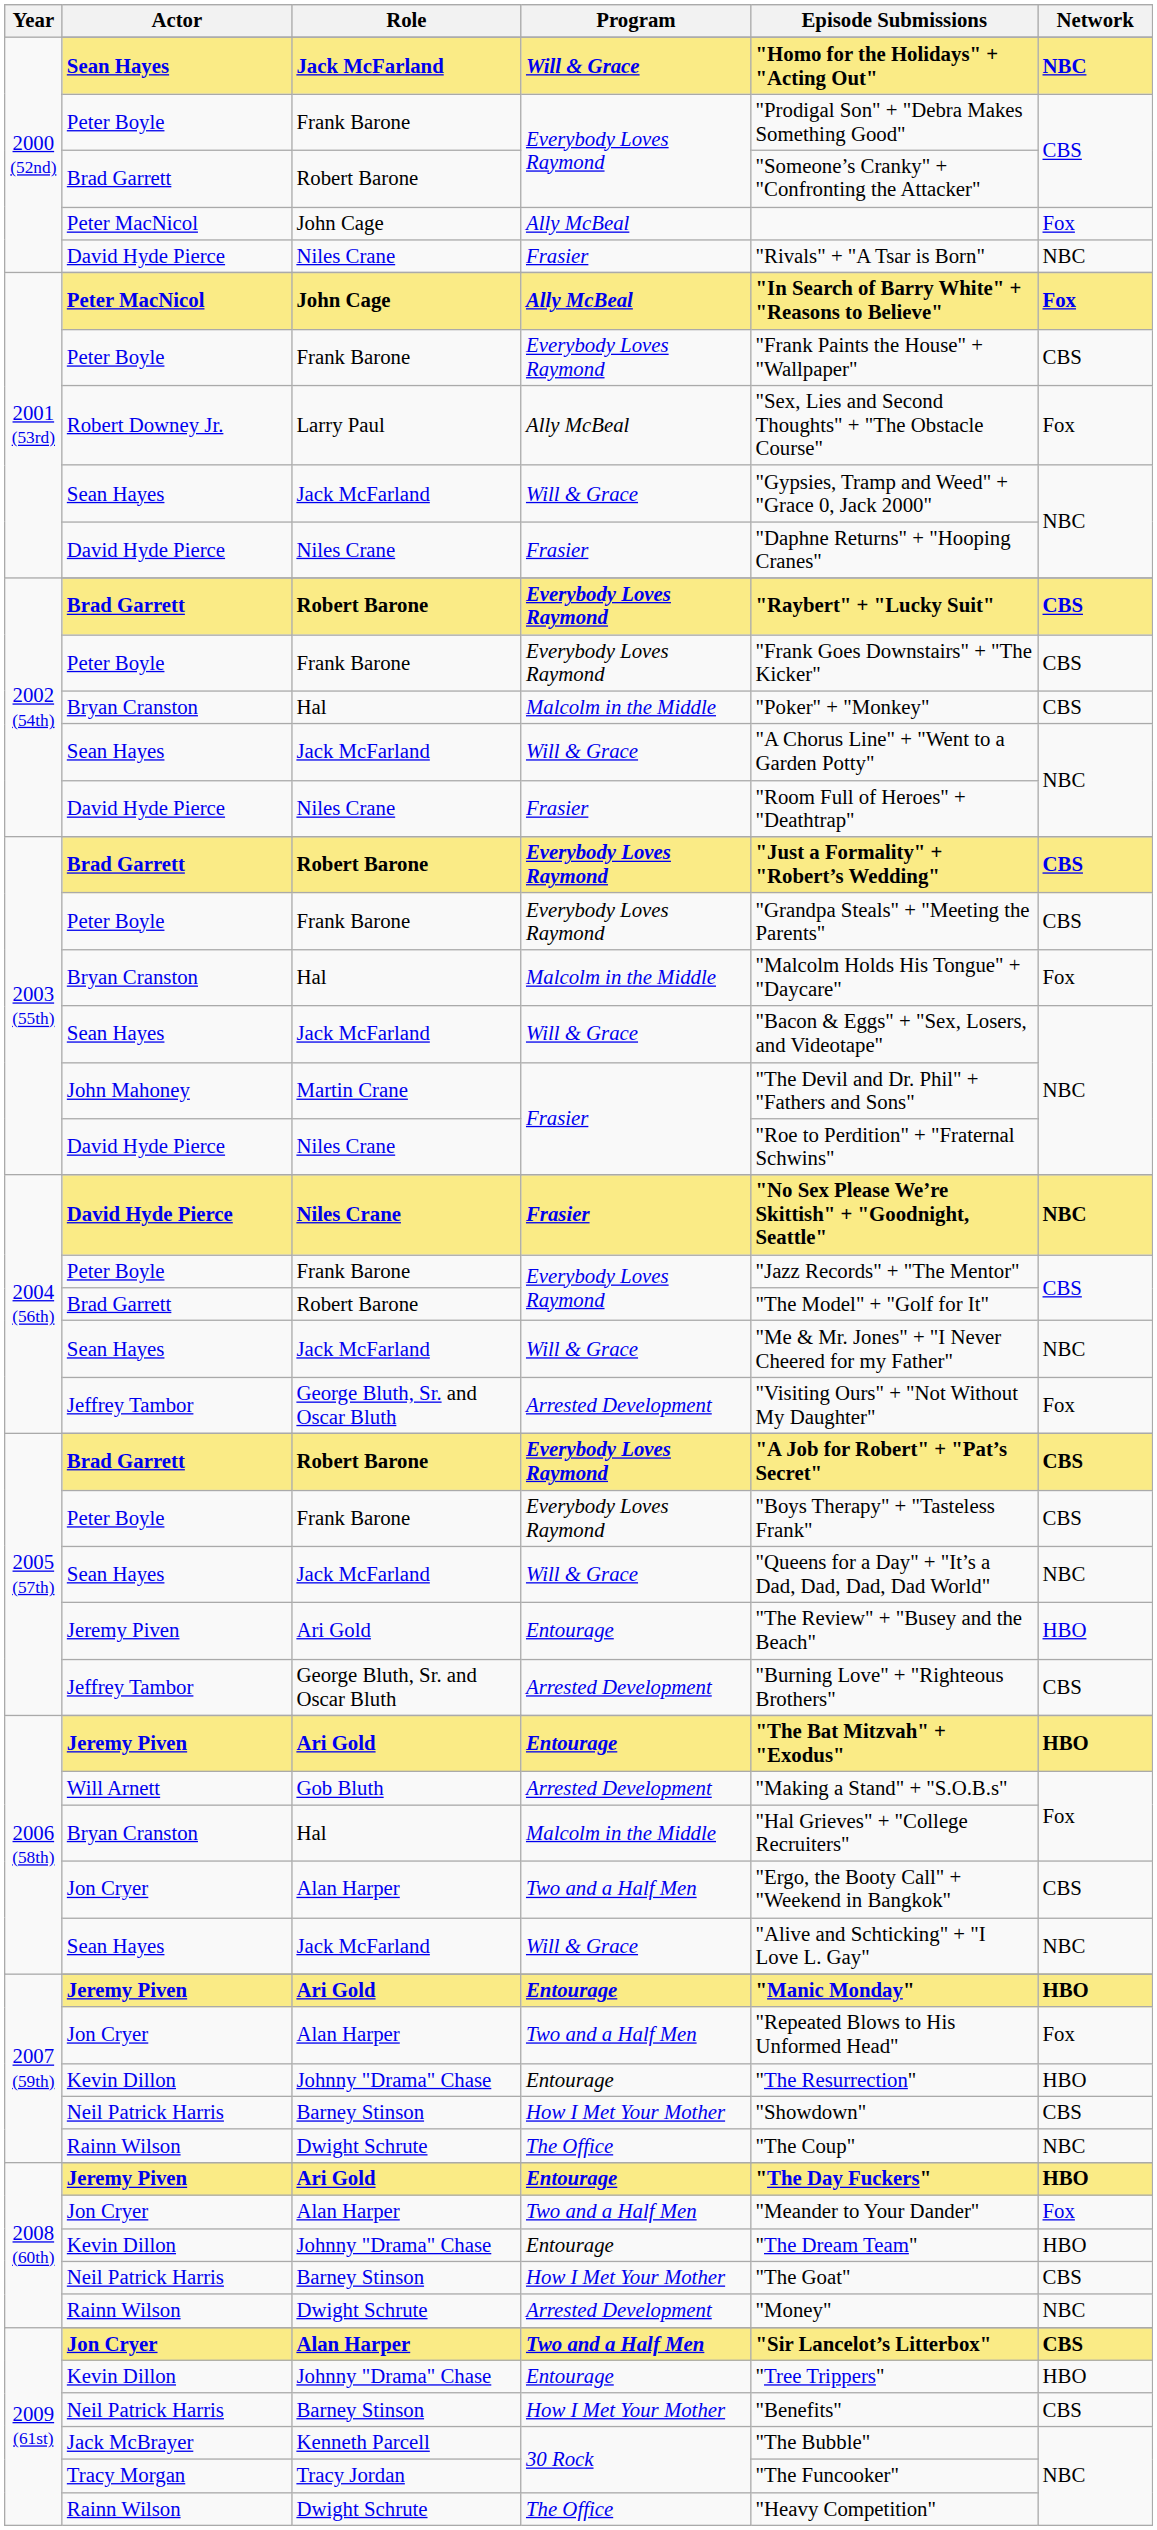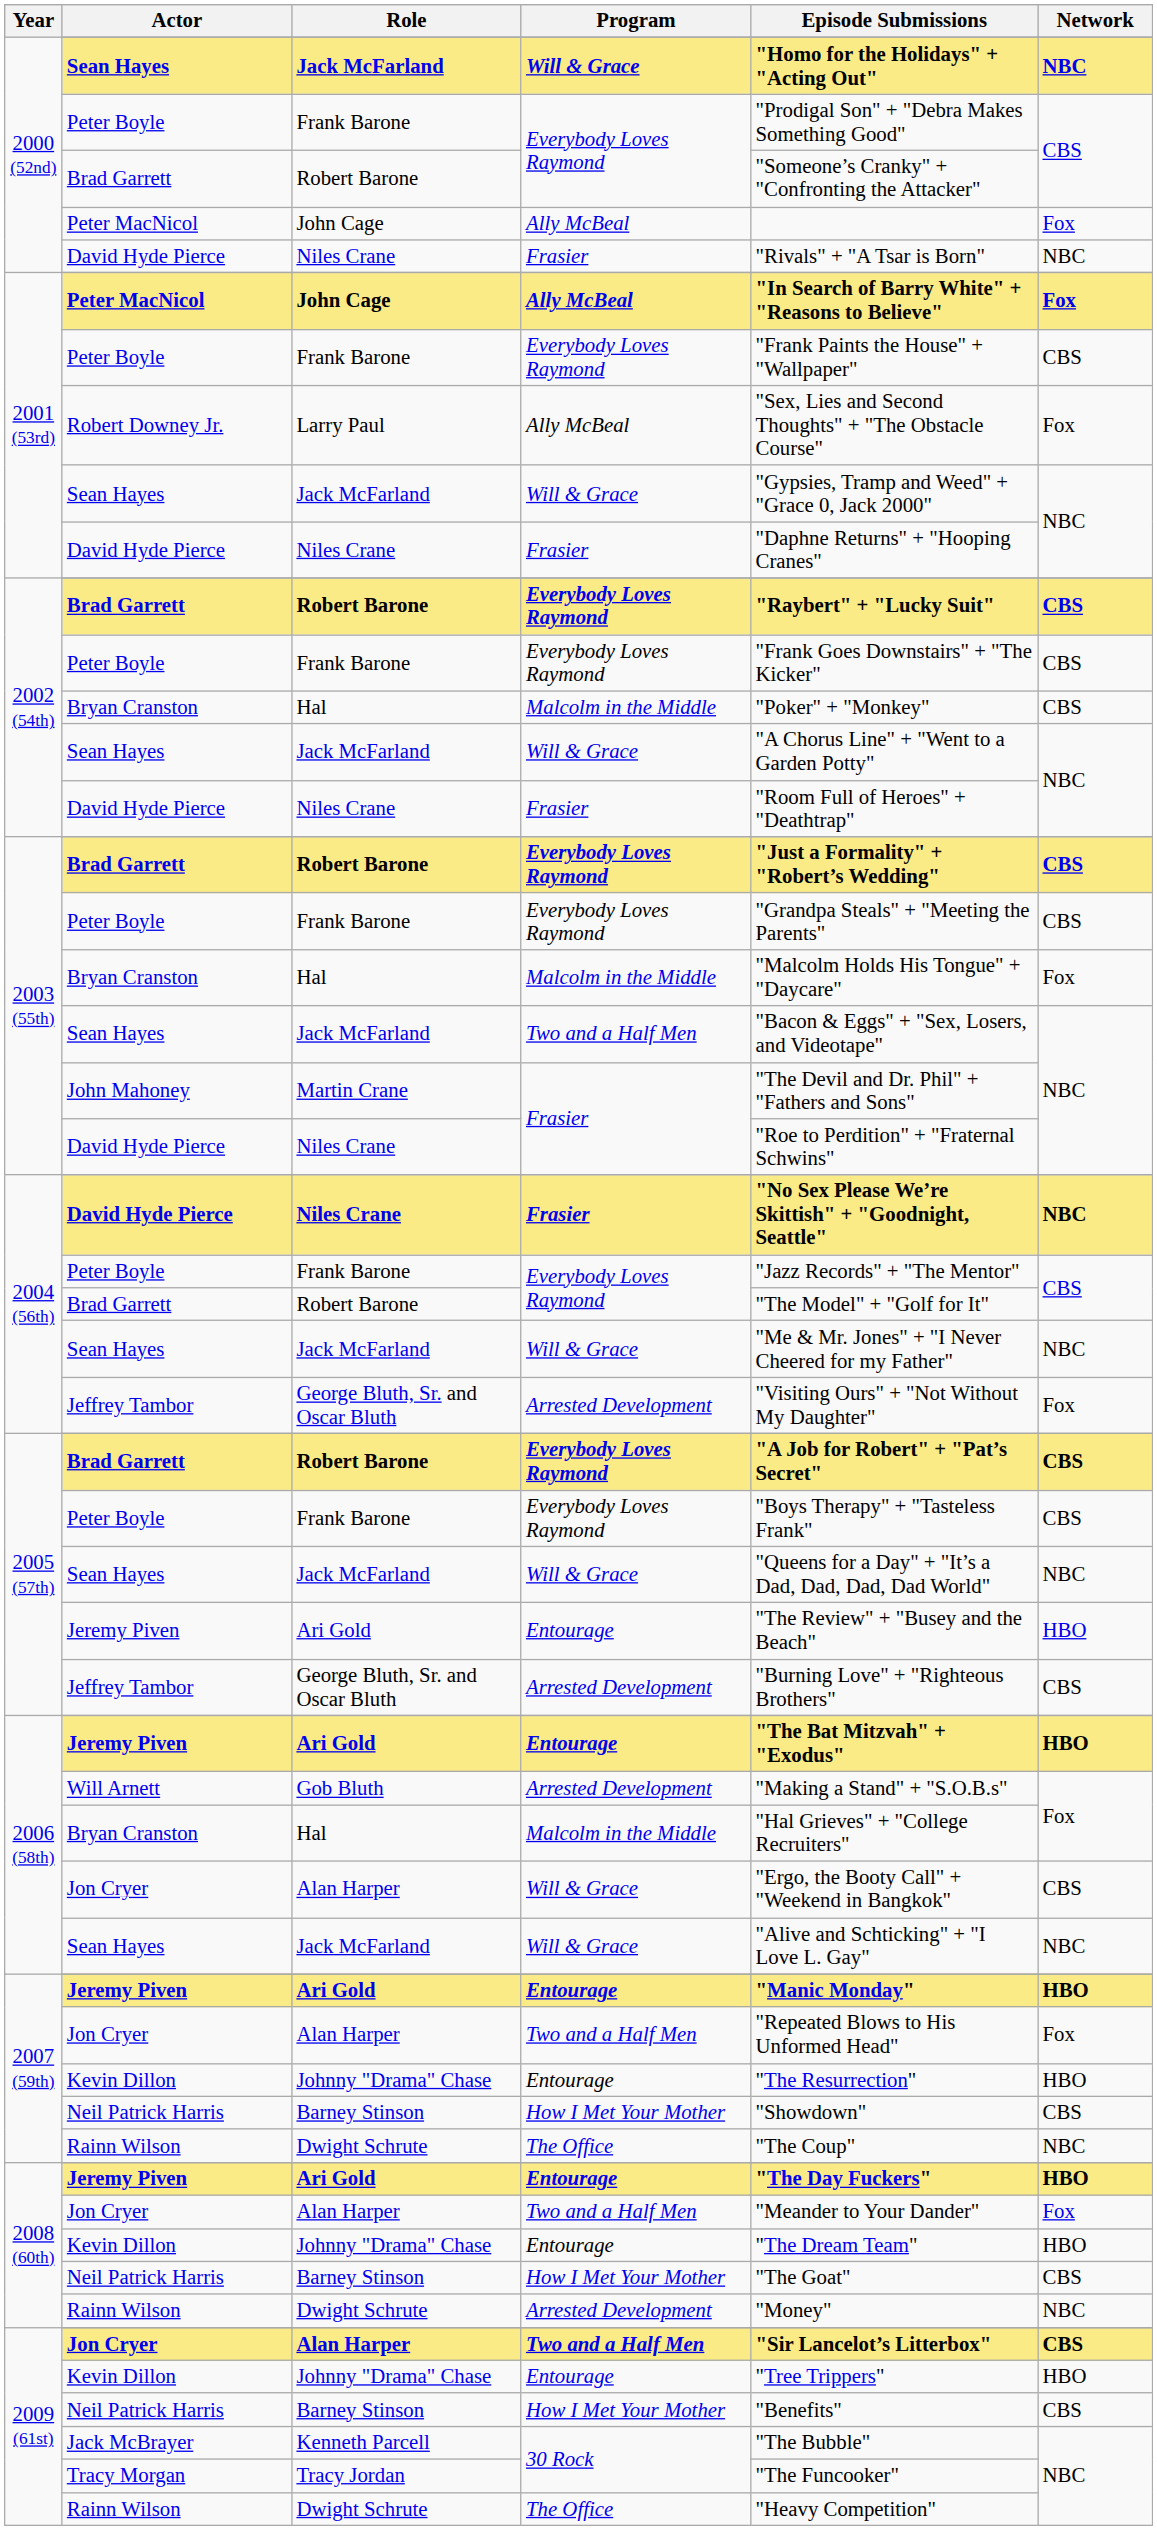(582, 1033) Will & Grace -> (611, 1033) Two and a Half Men
(611, 1889) Two and a Half Men -> (582, 1889) Will & Grace
